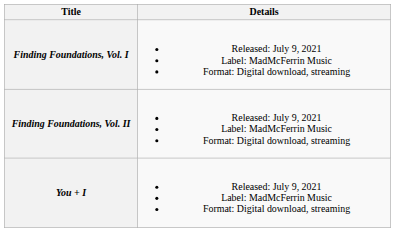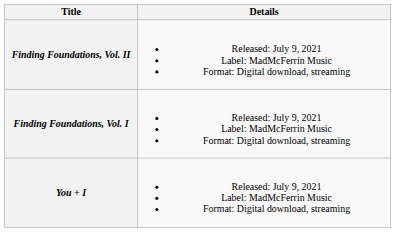rows swapped: (71, 54) <-> (71, 123)
